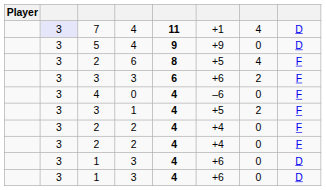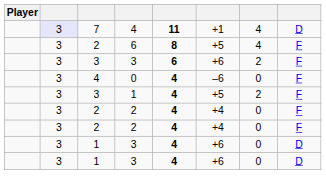- row: (96, 45)
